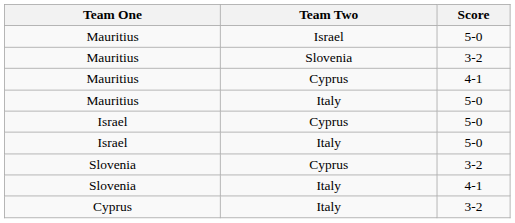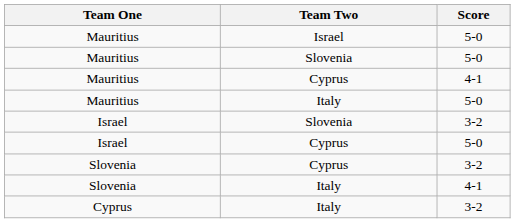(474, 57) 3-2 -> (474, 57) 5-0
+ row: (113, 121)
- row: (113, 143)
